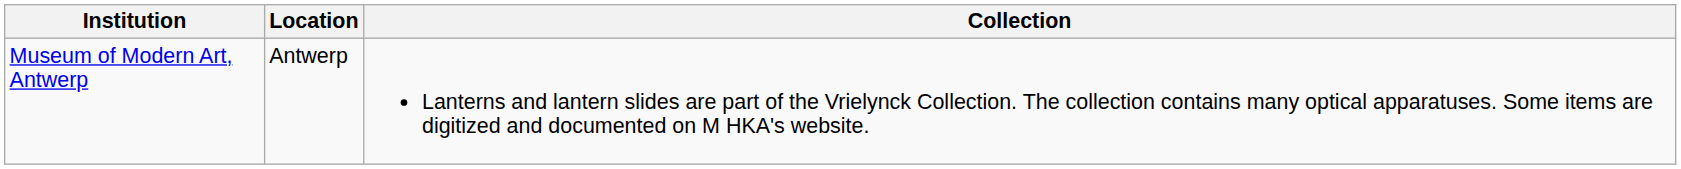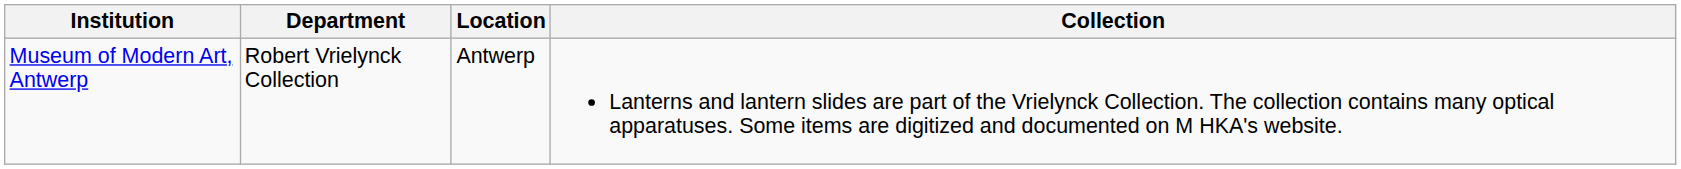+ column: (346, 21)
